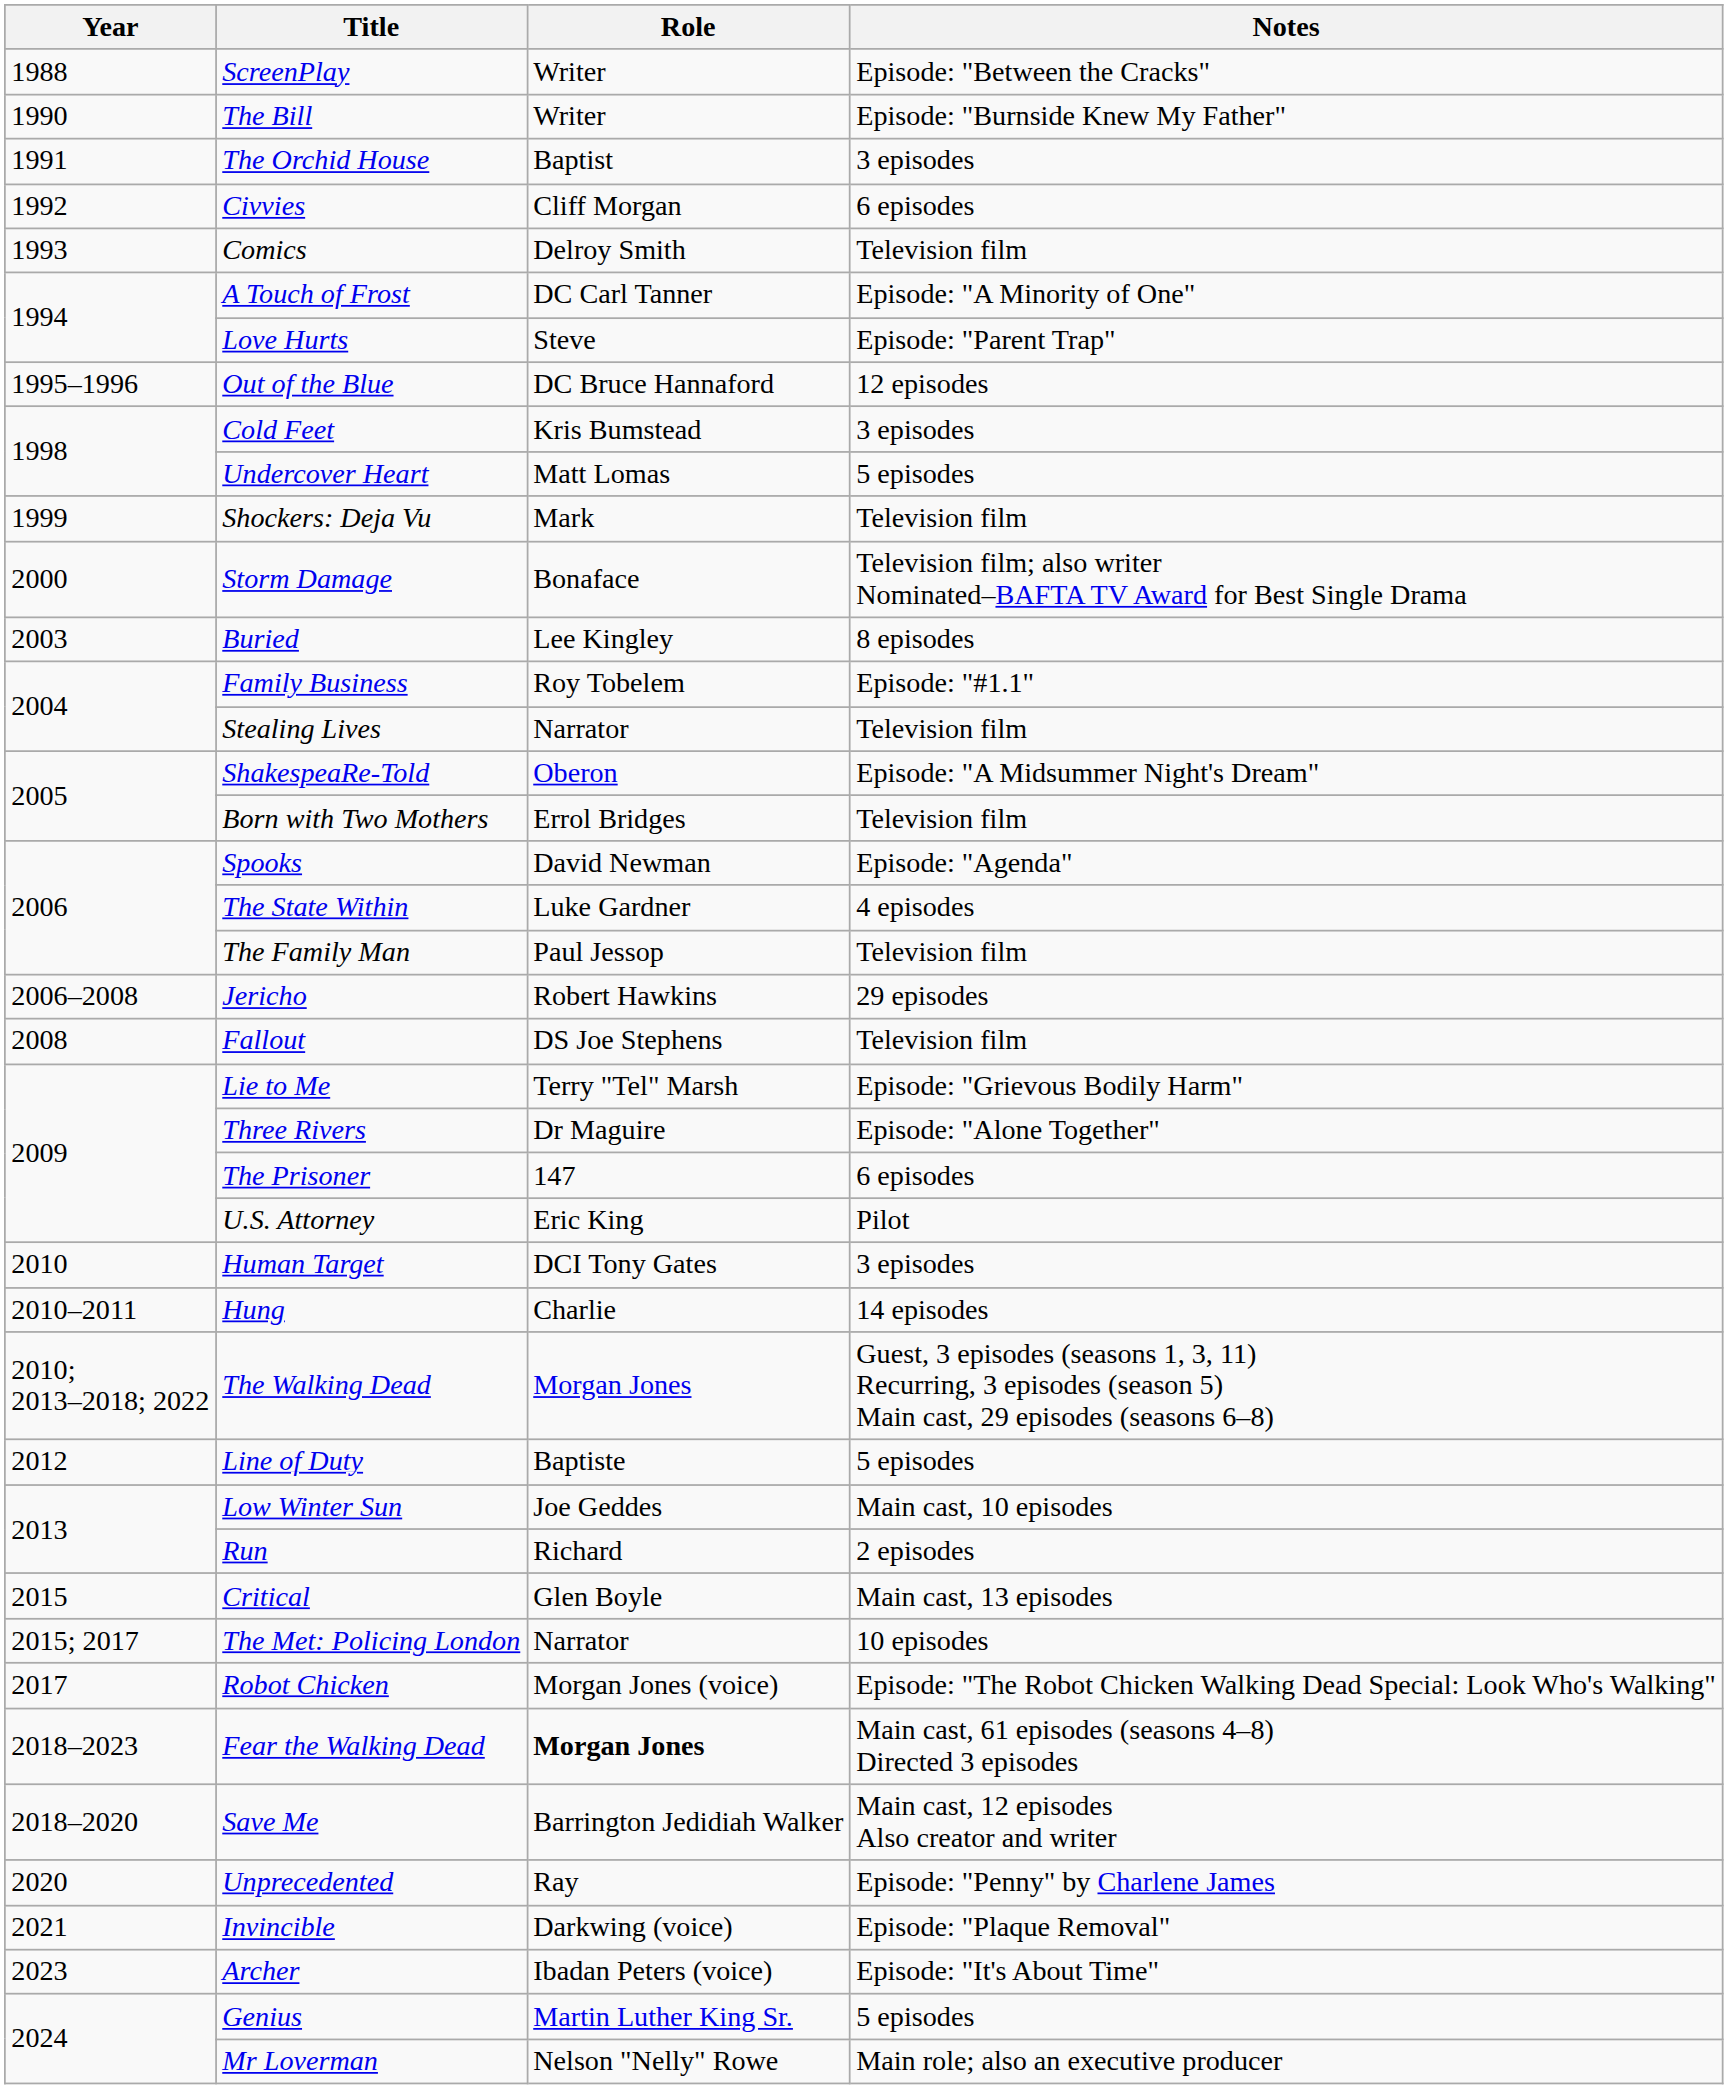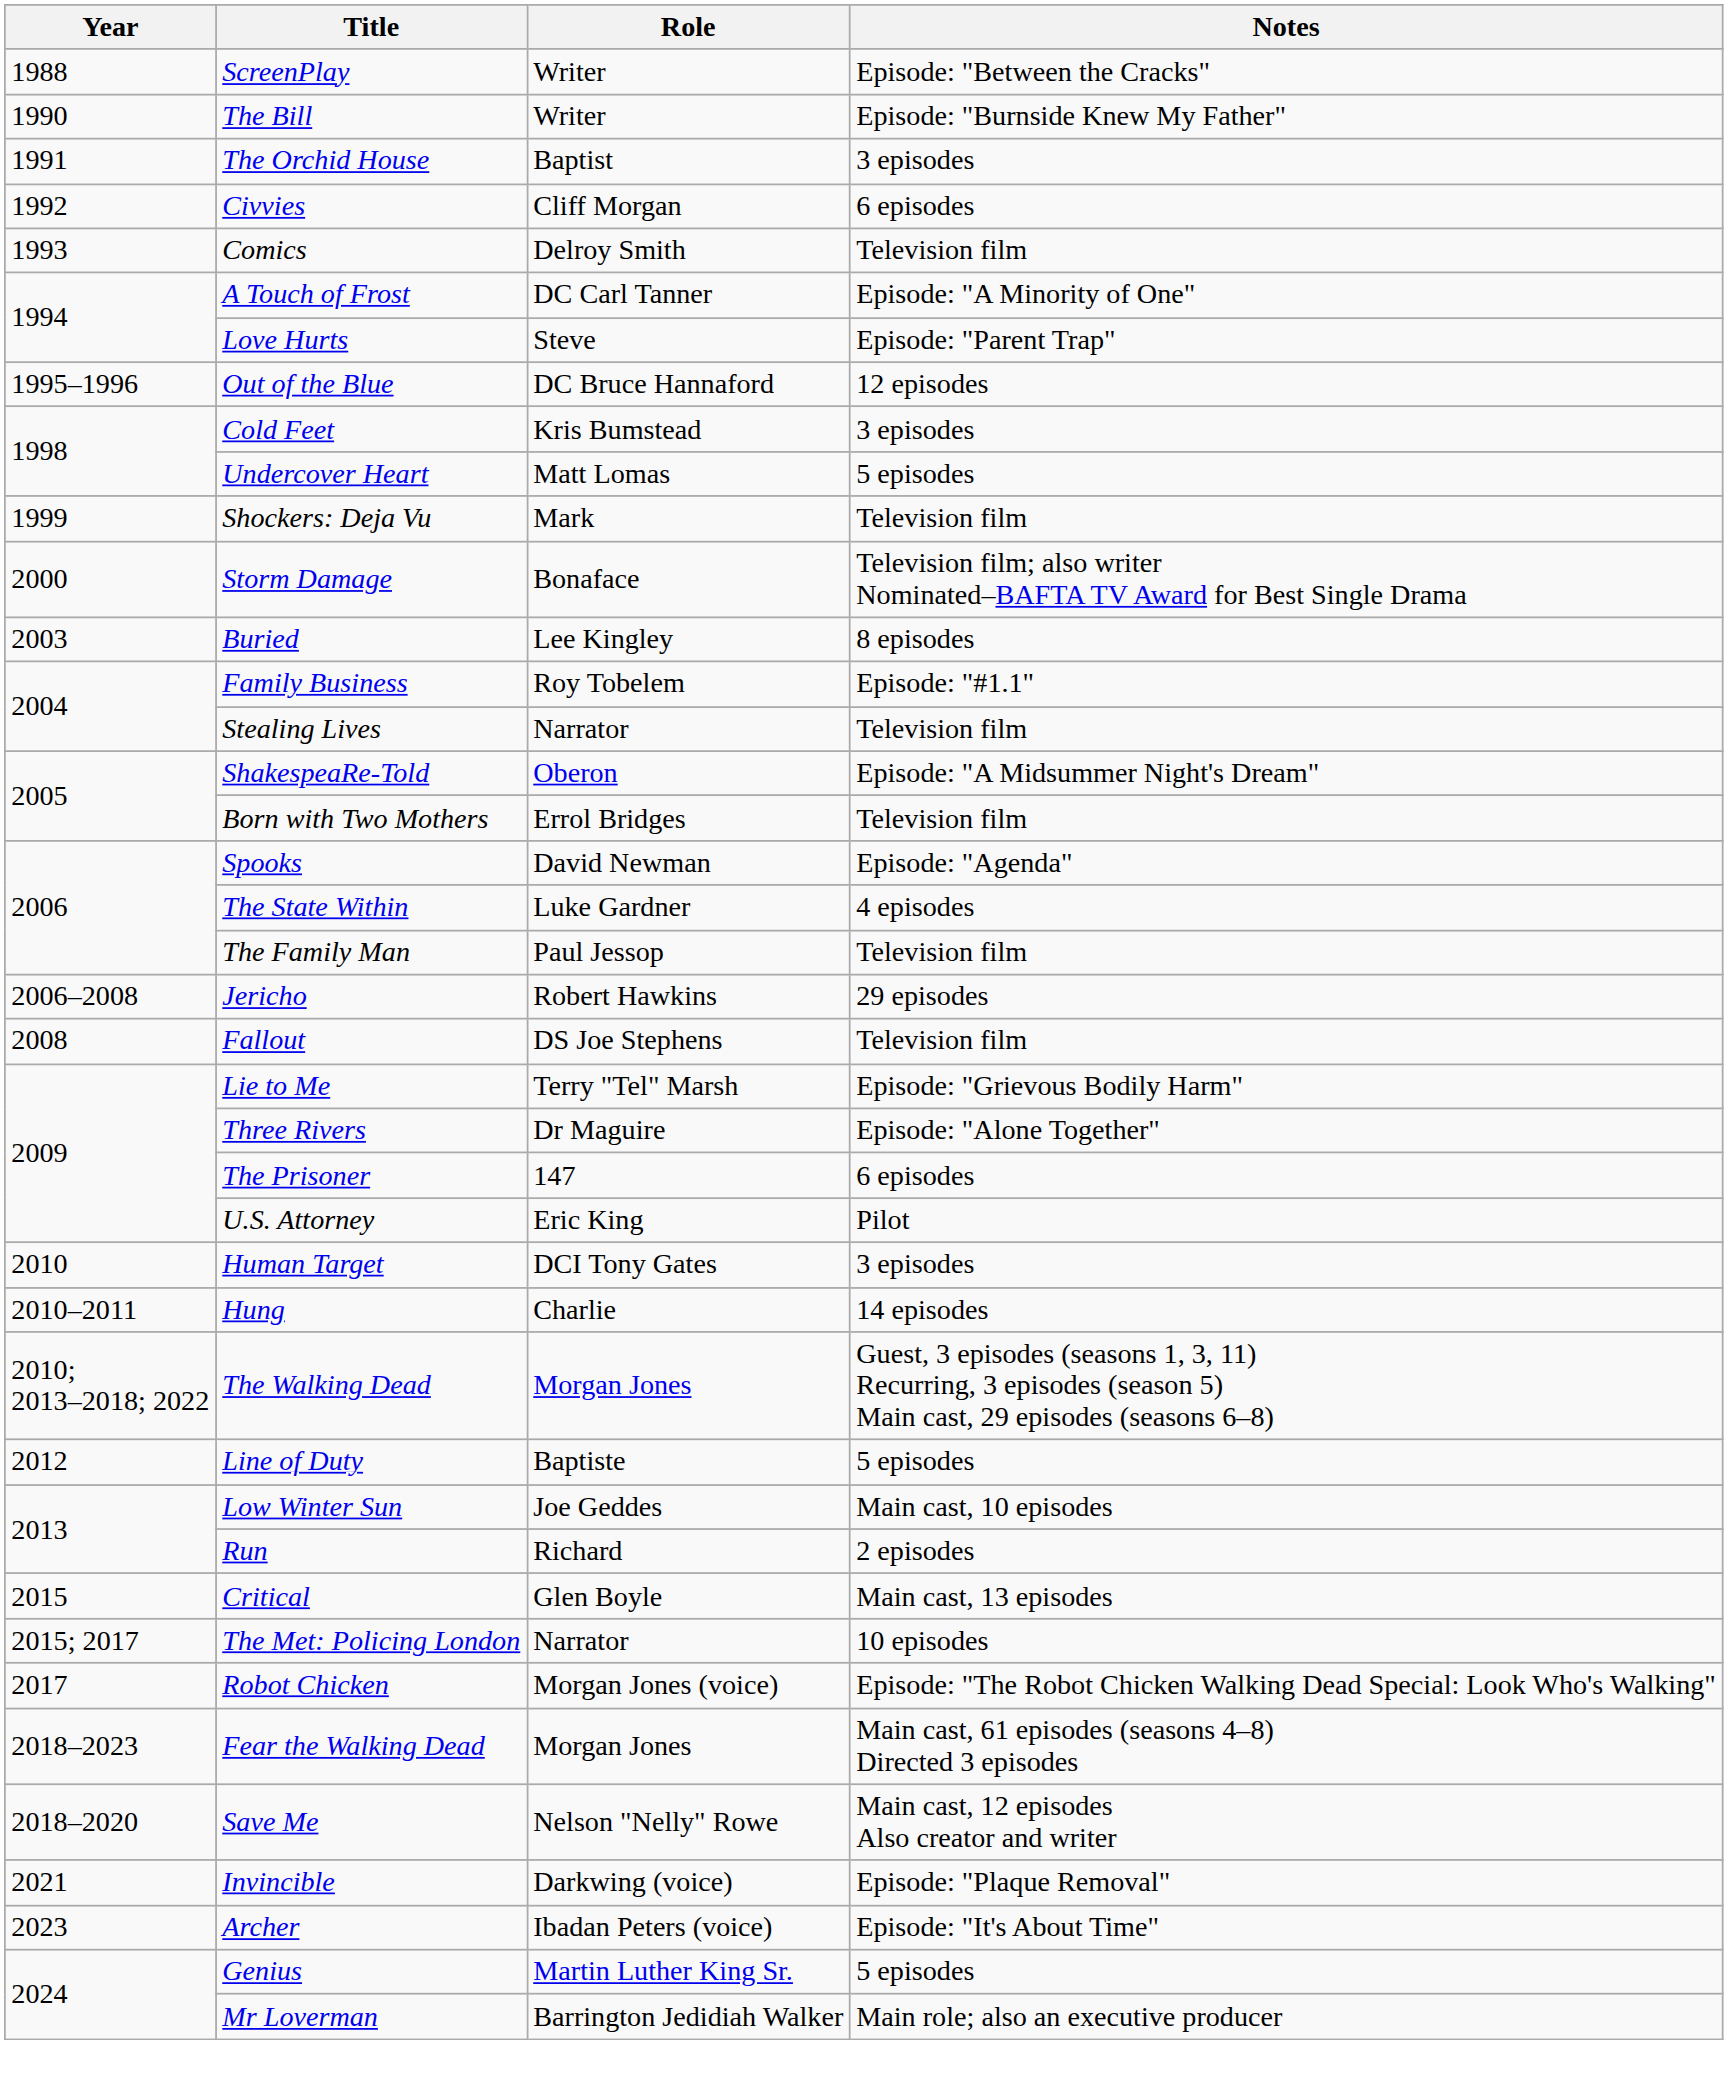(619, 1745) bold -> (612, 1745) normal
(688, 1821) Barrington Jedidiah Walker -> (656, 1821) Nelson "Nelly" Rowe
- row: (308, 1882)
(656, 2060) Nelson "Nelly" Rowe -> (688, 2016) Barrington Jedidiah Walker
